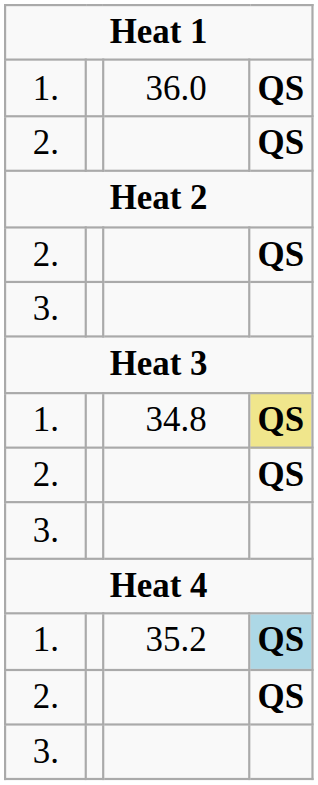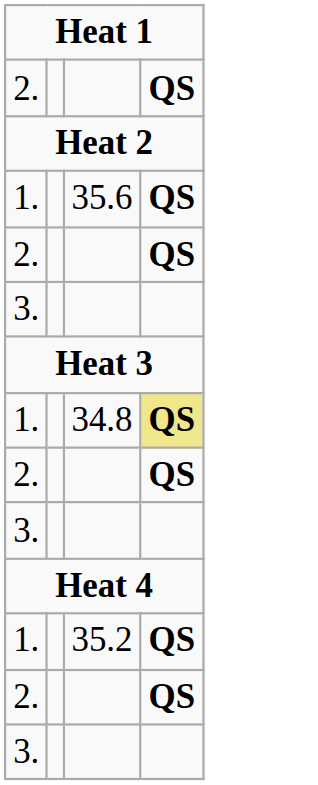- row: (46, 87)
+ row: (26, 198)
(281, 640) lightblue background -> (172, 640) no background
